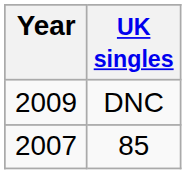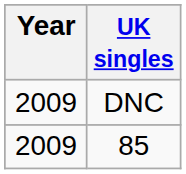(46, 146) 2007 -> (46, 146) 2009
